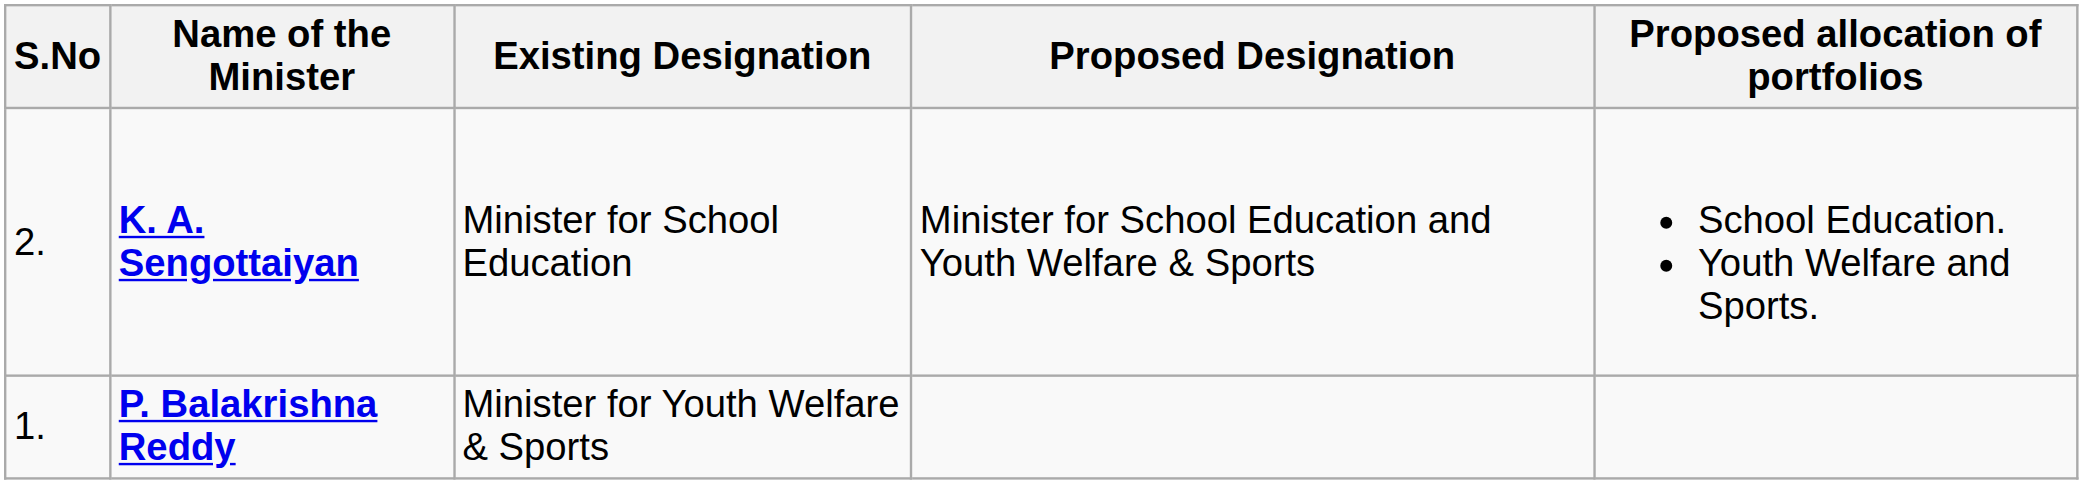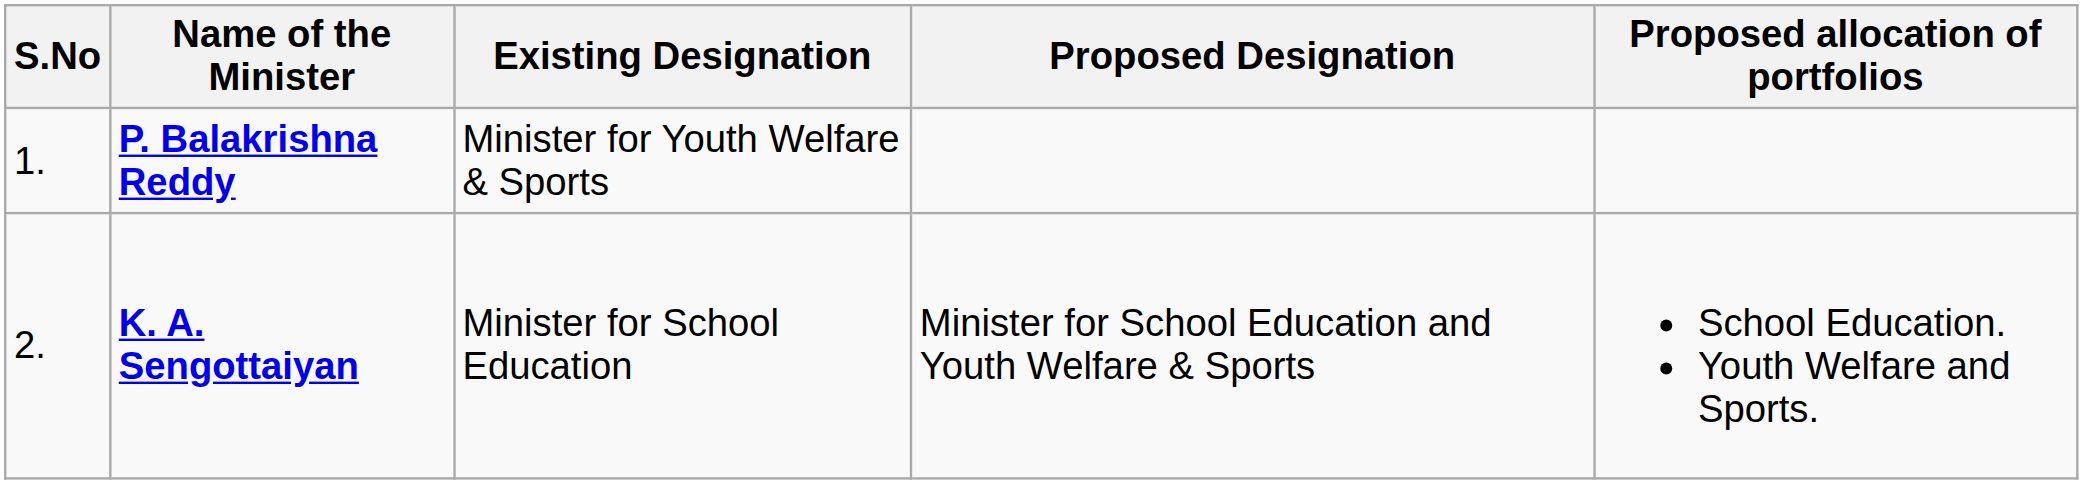rows swapped: (248, 426) <-> (239, 241)
